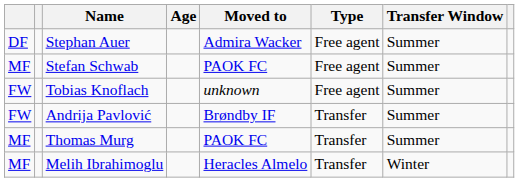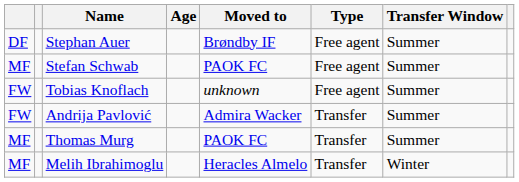(252, 41) Admira Wacker -> (239, 41) Brøndby IF
(239, 115) Brøndby IF -> (252, 115) Admira Wacker
